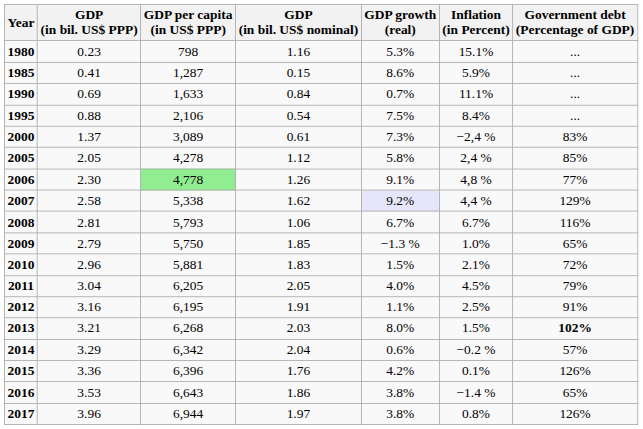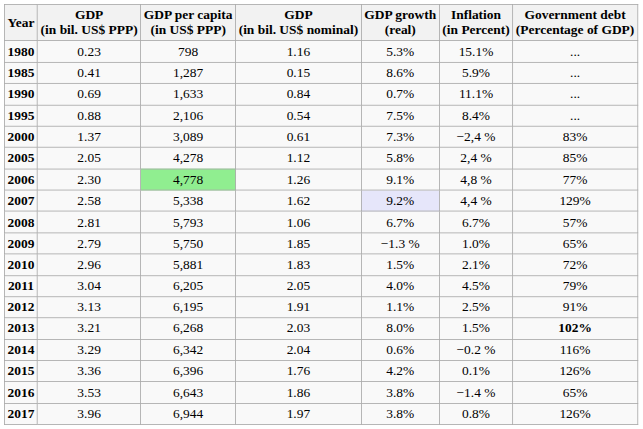(575, 222) 116% -> (575, 222) 57%
(89, 307) 3.16 -> (89, 307) 3.13
(575, 350) 57% -> (575, 350) 116%
